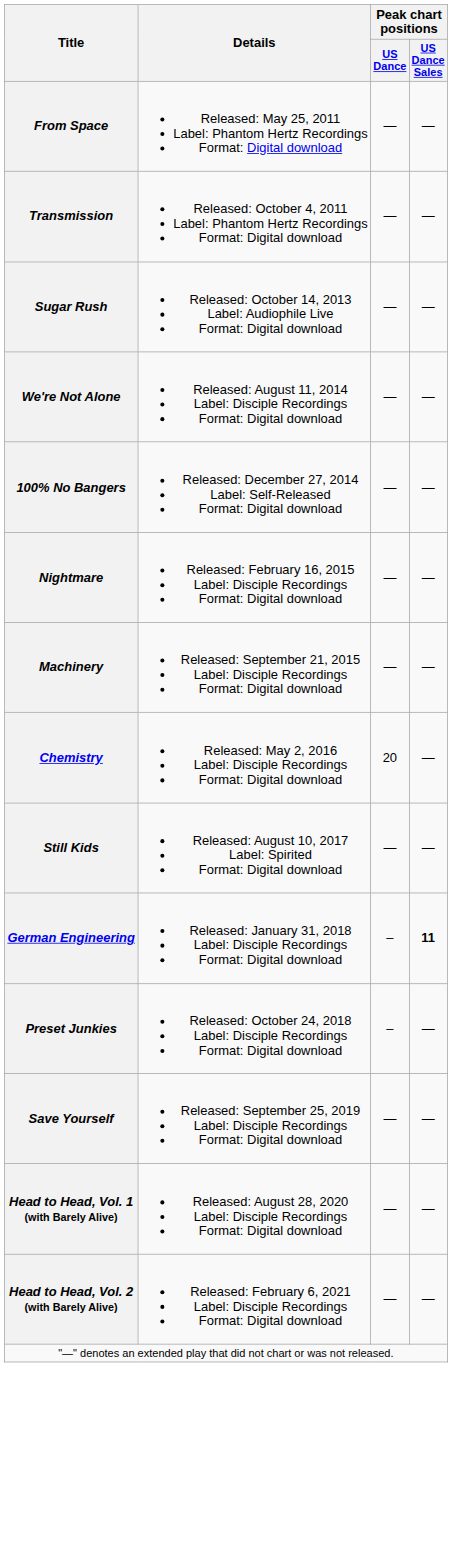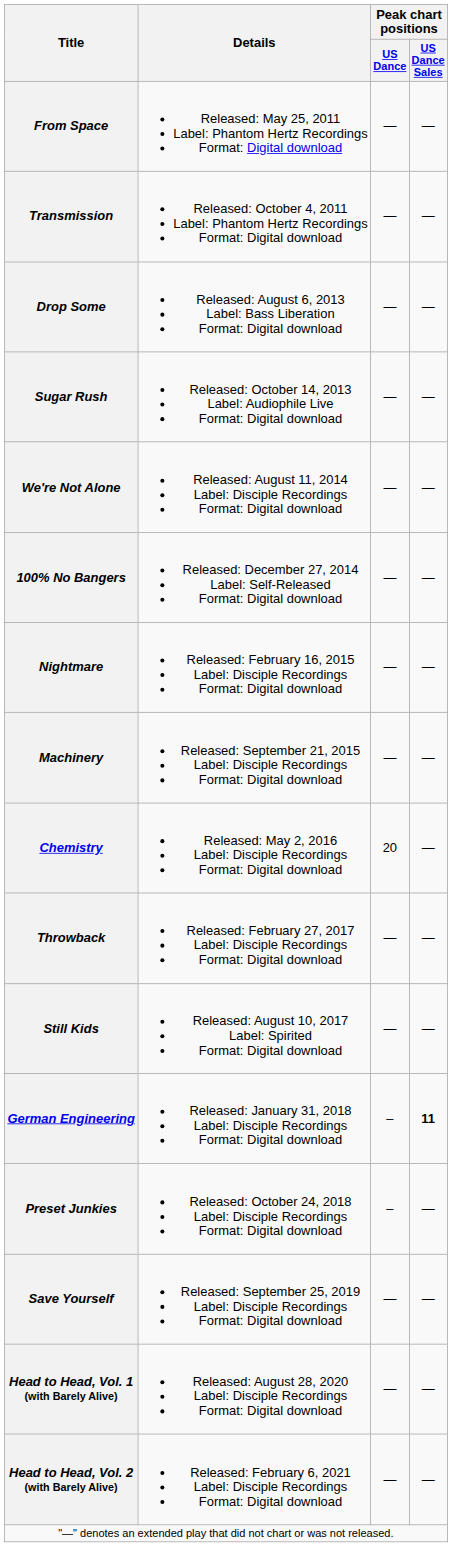+ row: (71, 306)
+ row: (71, 938)
